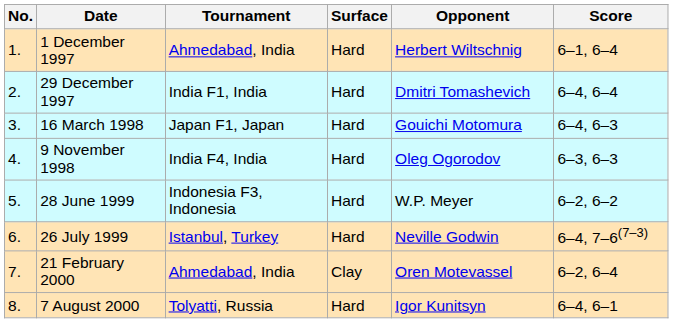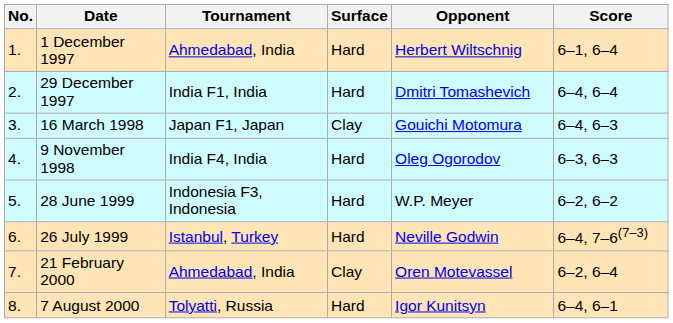(348, 125) Hard -> (347, 125) Clay
